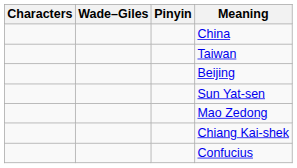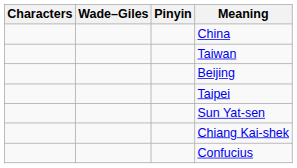+ row: (214, 93)
- row: (233, 113)
